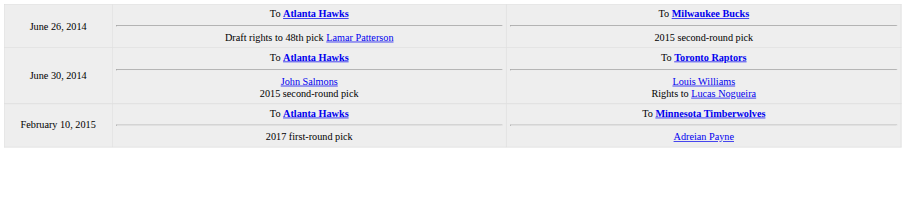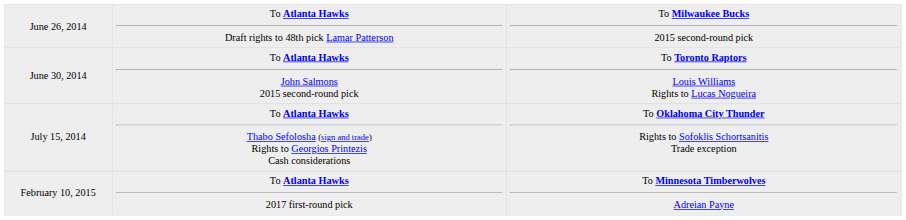+ row: (58, 137)
